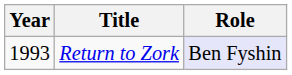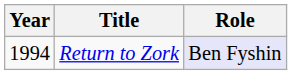(30, 52) 1993 -> (30, 52) 1994
